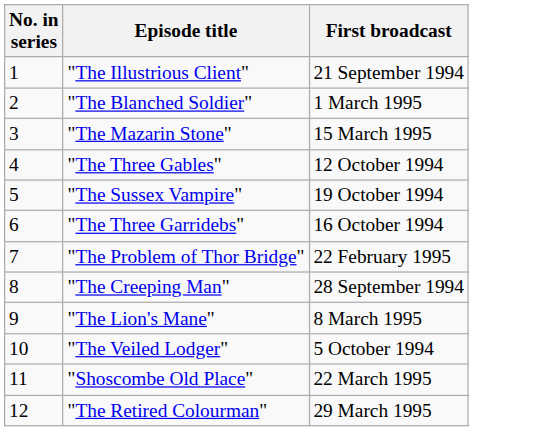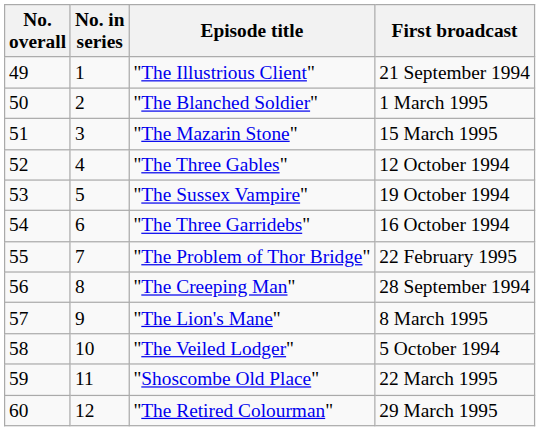+ column: (38, 30)
